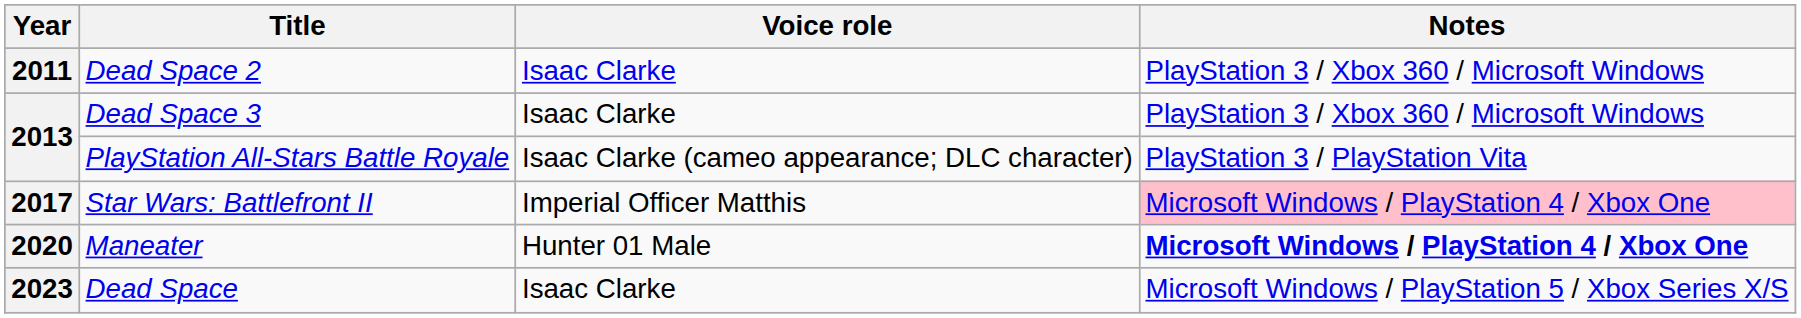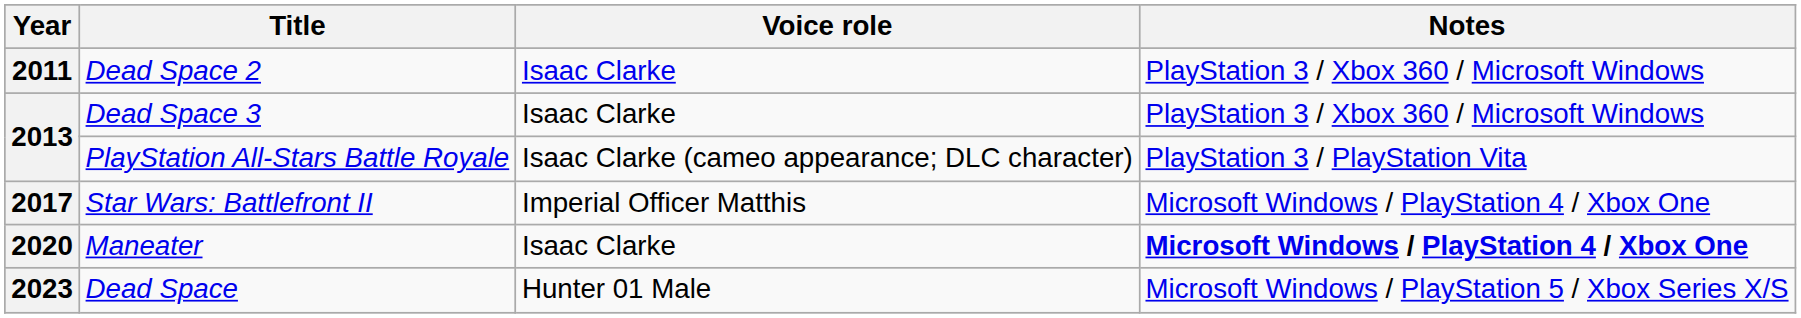(1428, 202) pink background -> (1428, 202) no background
(617, 245) Hunter 01 Male -> (599, 245) Isaac Clarke
(599, 289) Isaac Clarke -> (617, 289) Hunter 01 Male
